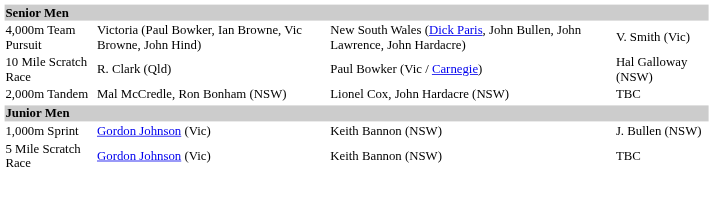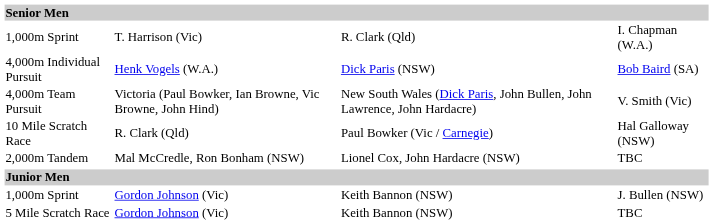+ row: (42, 37)
+ row: (53, 69)
